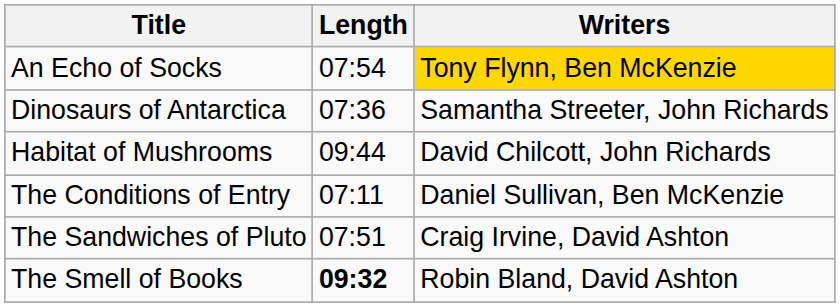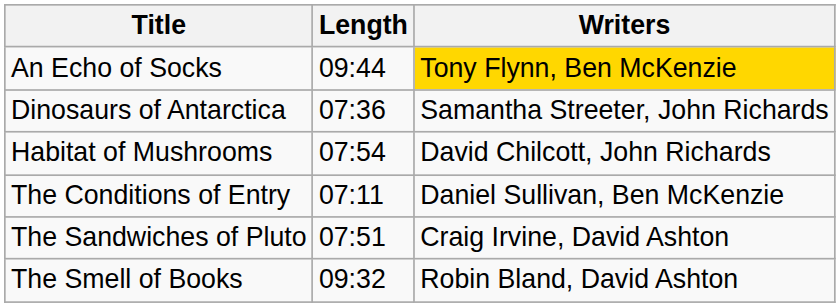(352, 68) 07:54 -> (352, 68) 09:44
(352, 152) 09:44 -> (352, 152) 07:54
(353, 279) bold -> (352, 279) normal
